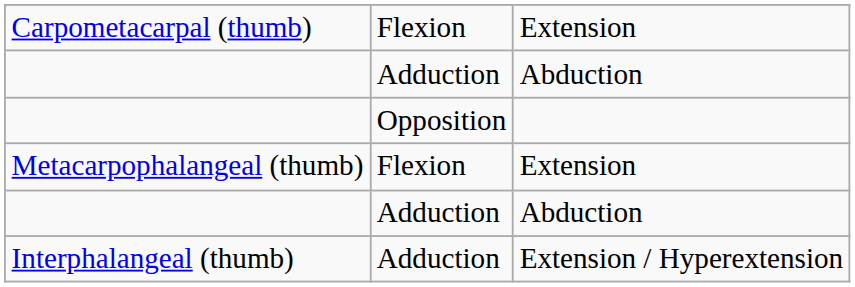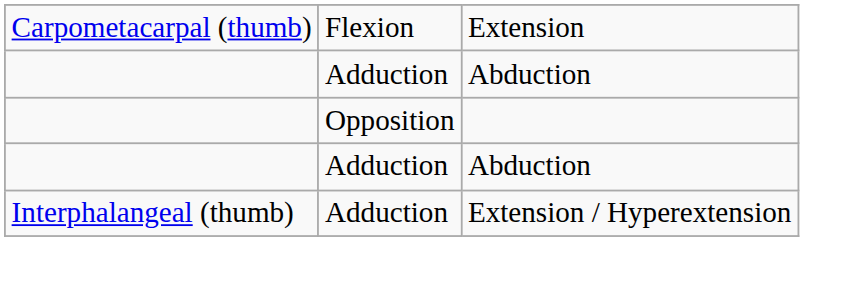- row: (187, 166)
